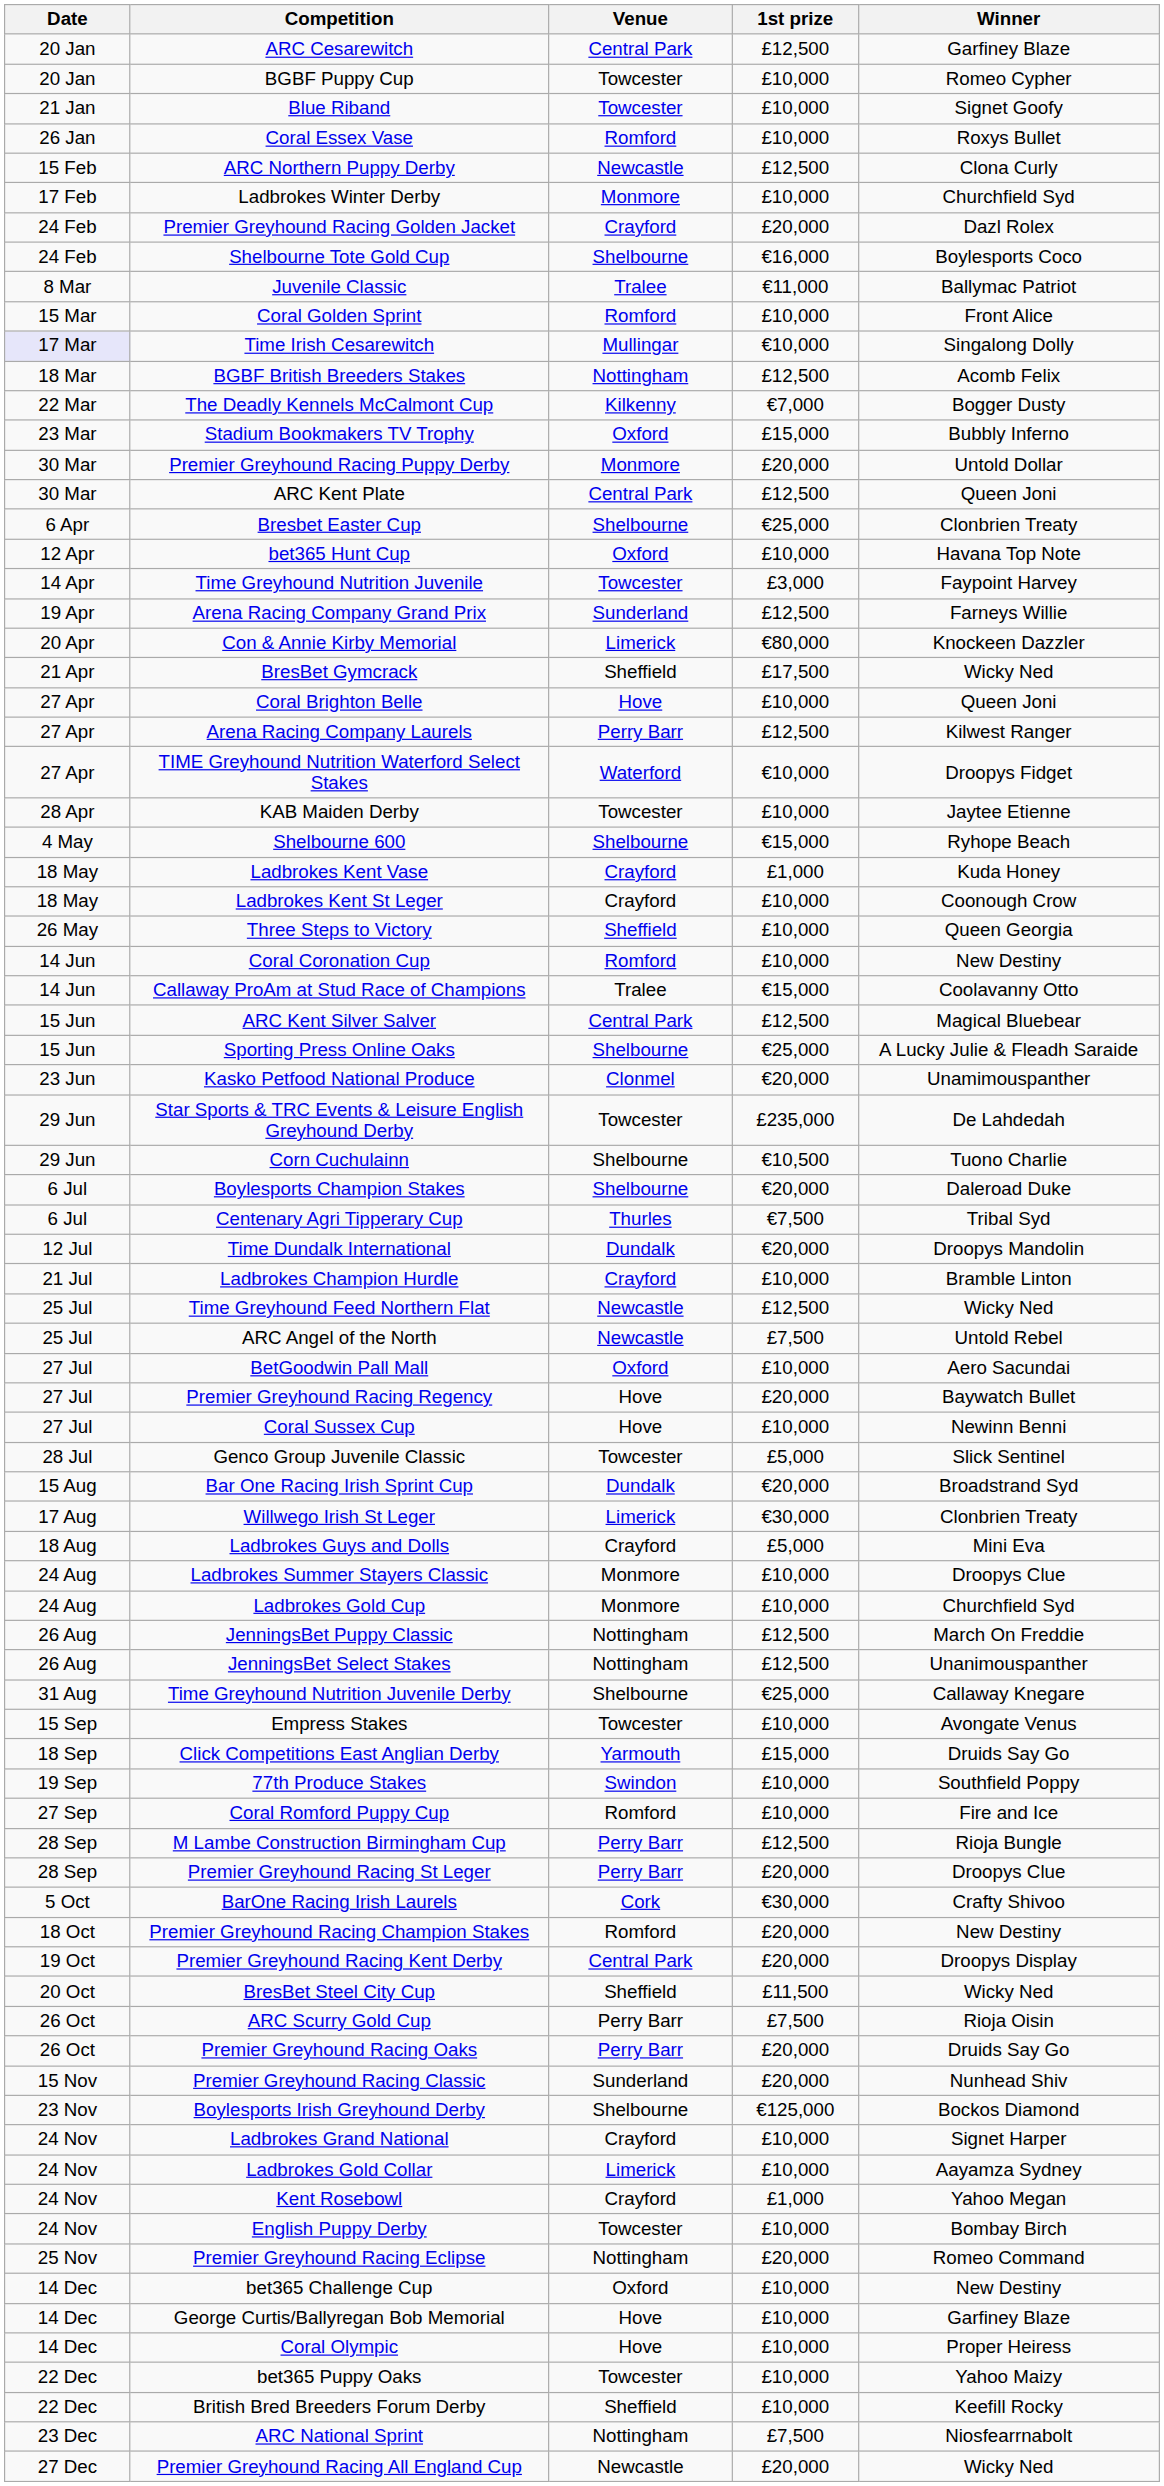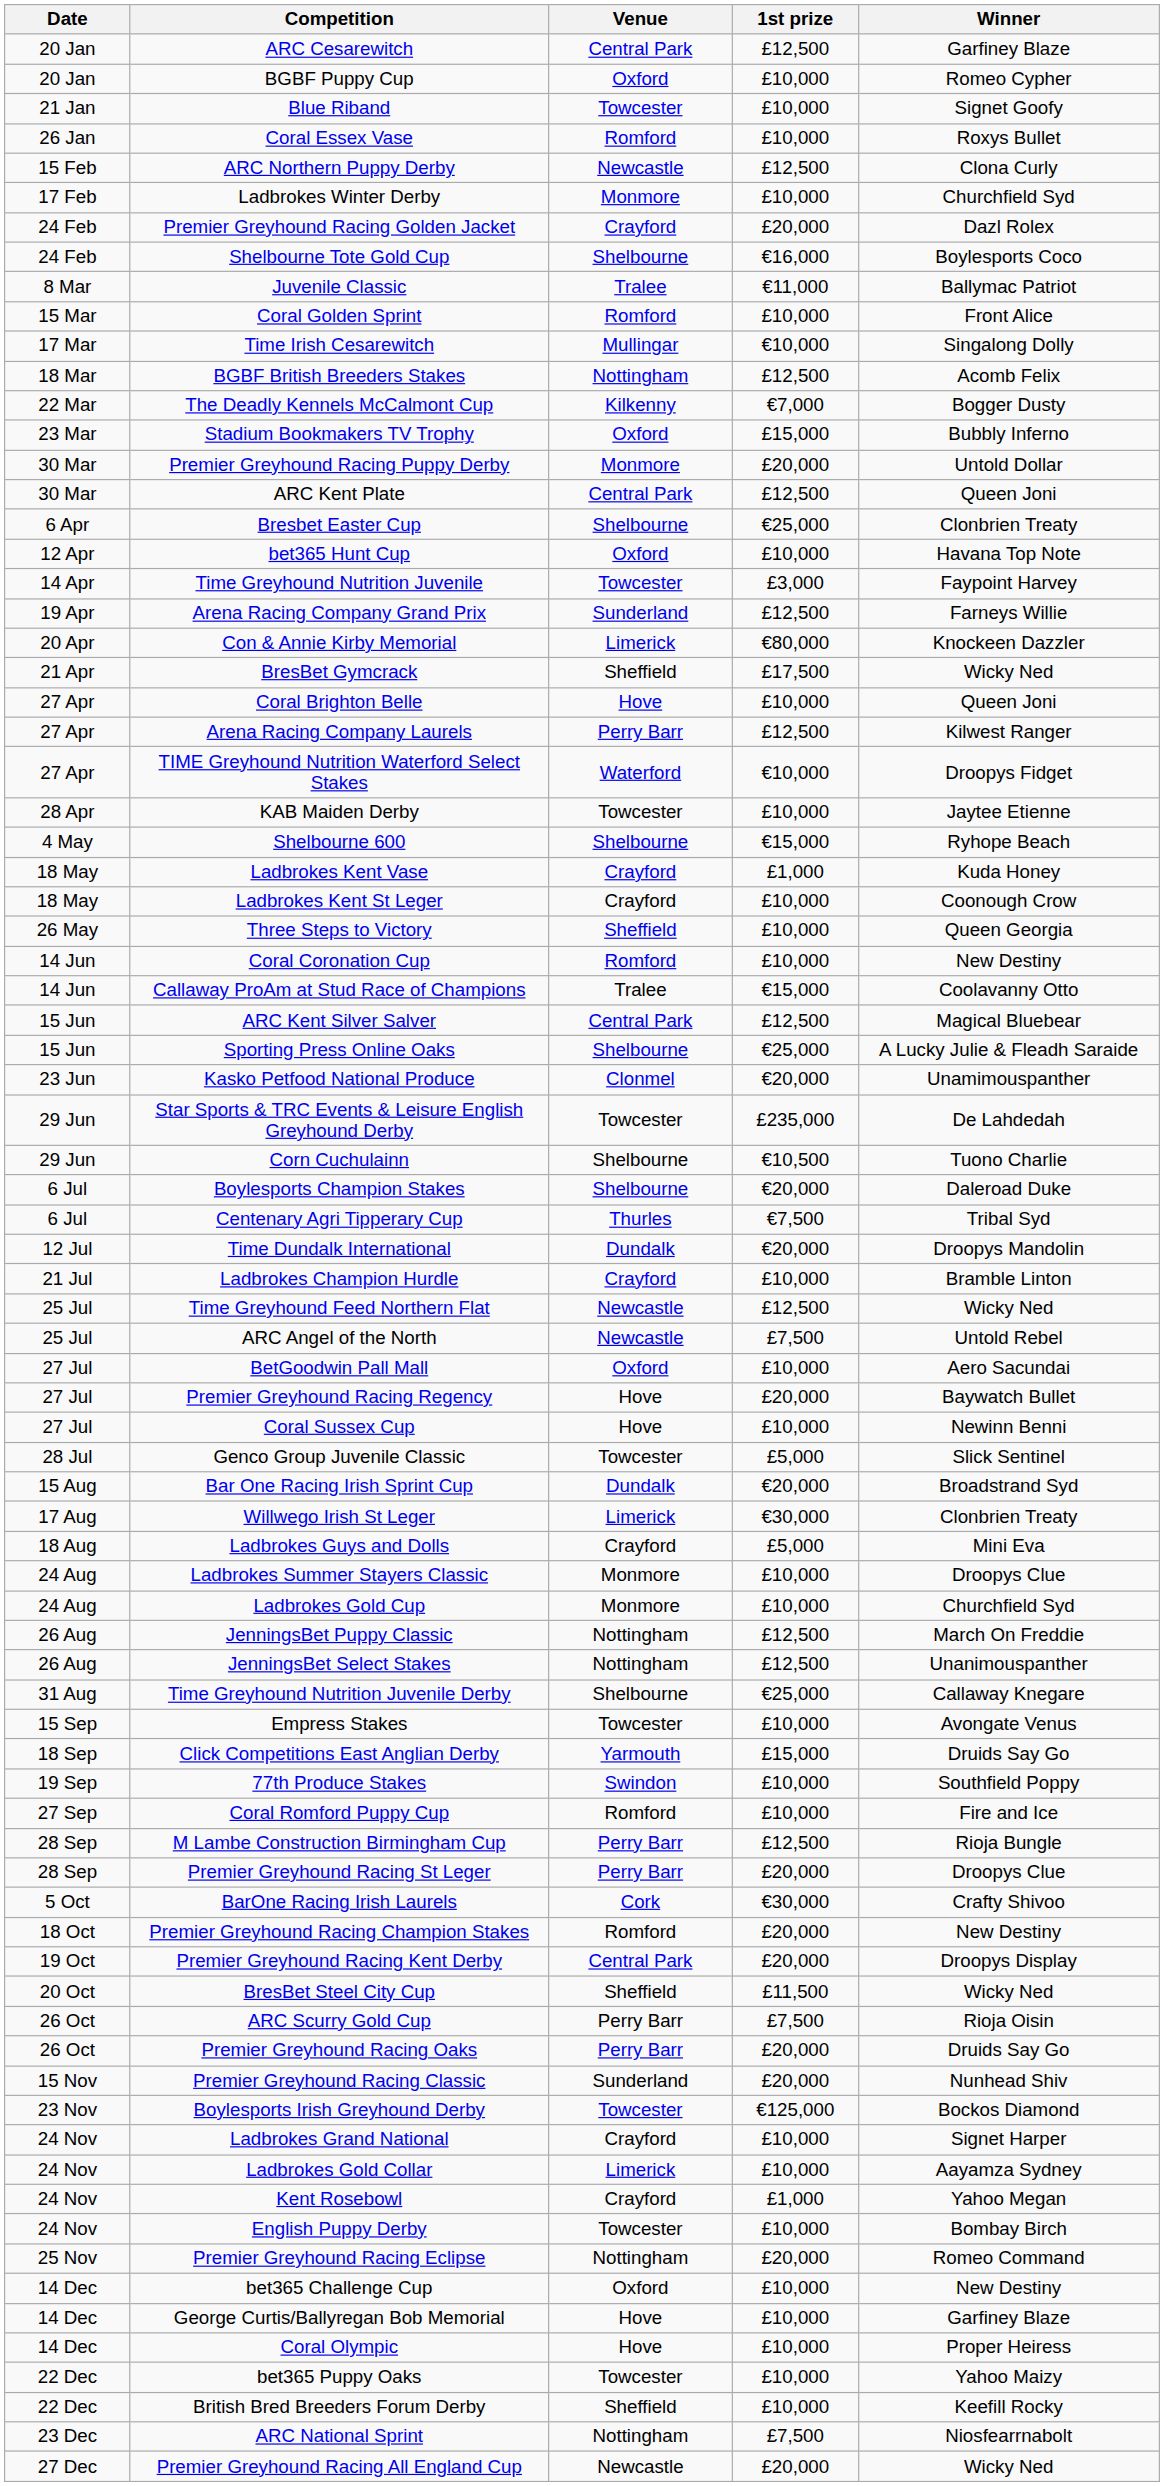(640, 78) Towcester -> (640, 78) Oxford
(67, 345) lavender background -> (67, 345) no background
(640, 2109) Shelbourne -> (640, 2109) Towcester
